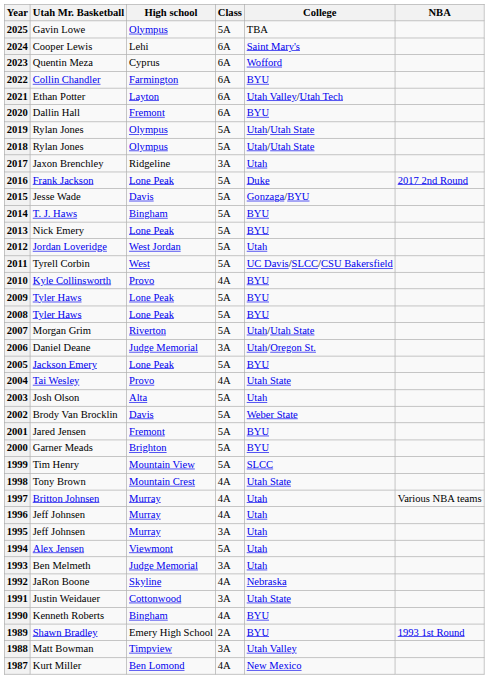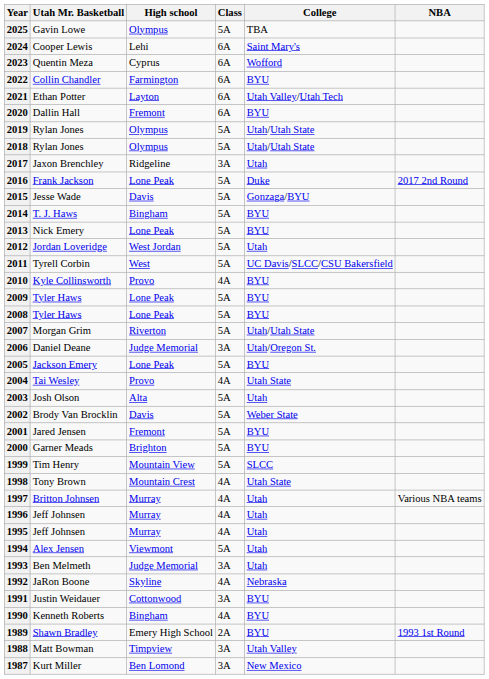(224, 532) 3A -> (224, 532) 4A
(269, 599) Utah State -> (258, 599) BYU
(224, 666) 4A -> (224, 666) 3A
